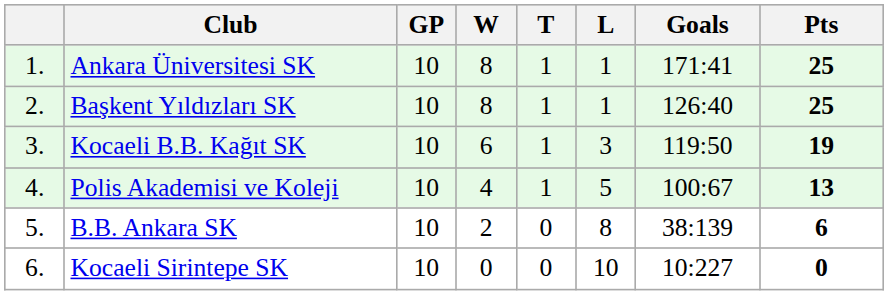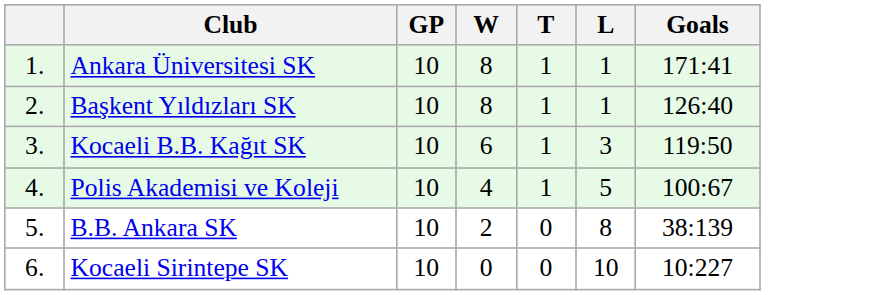- column: (821, 24)
